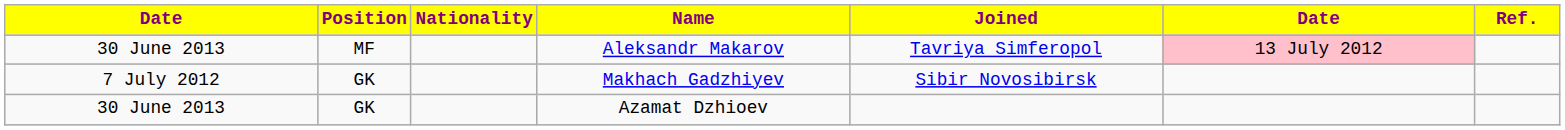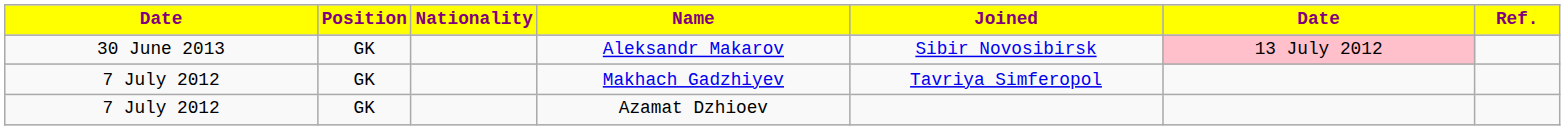(364, 49) MF -> (364, 49) GK
(1006, 49) Tavriya Simferopol -> (1006, 49) Sibir Novosibirsk
(1006, 79) Sibir Novosibirsk -> (1006, 79) Tavriya Simferopol
(161, 109) 30 June 2013 -> (161, 109) 7 July 2012
